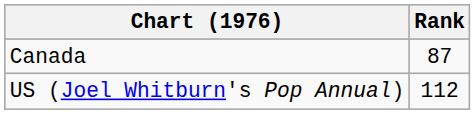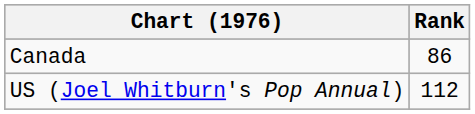(440, 57) 87 -> (440, 57) 86
